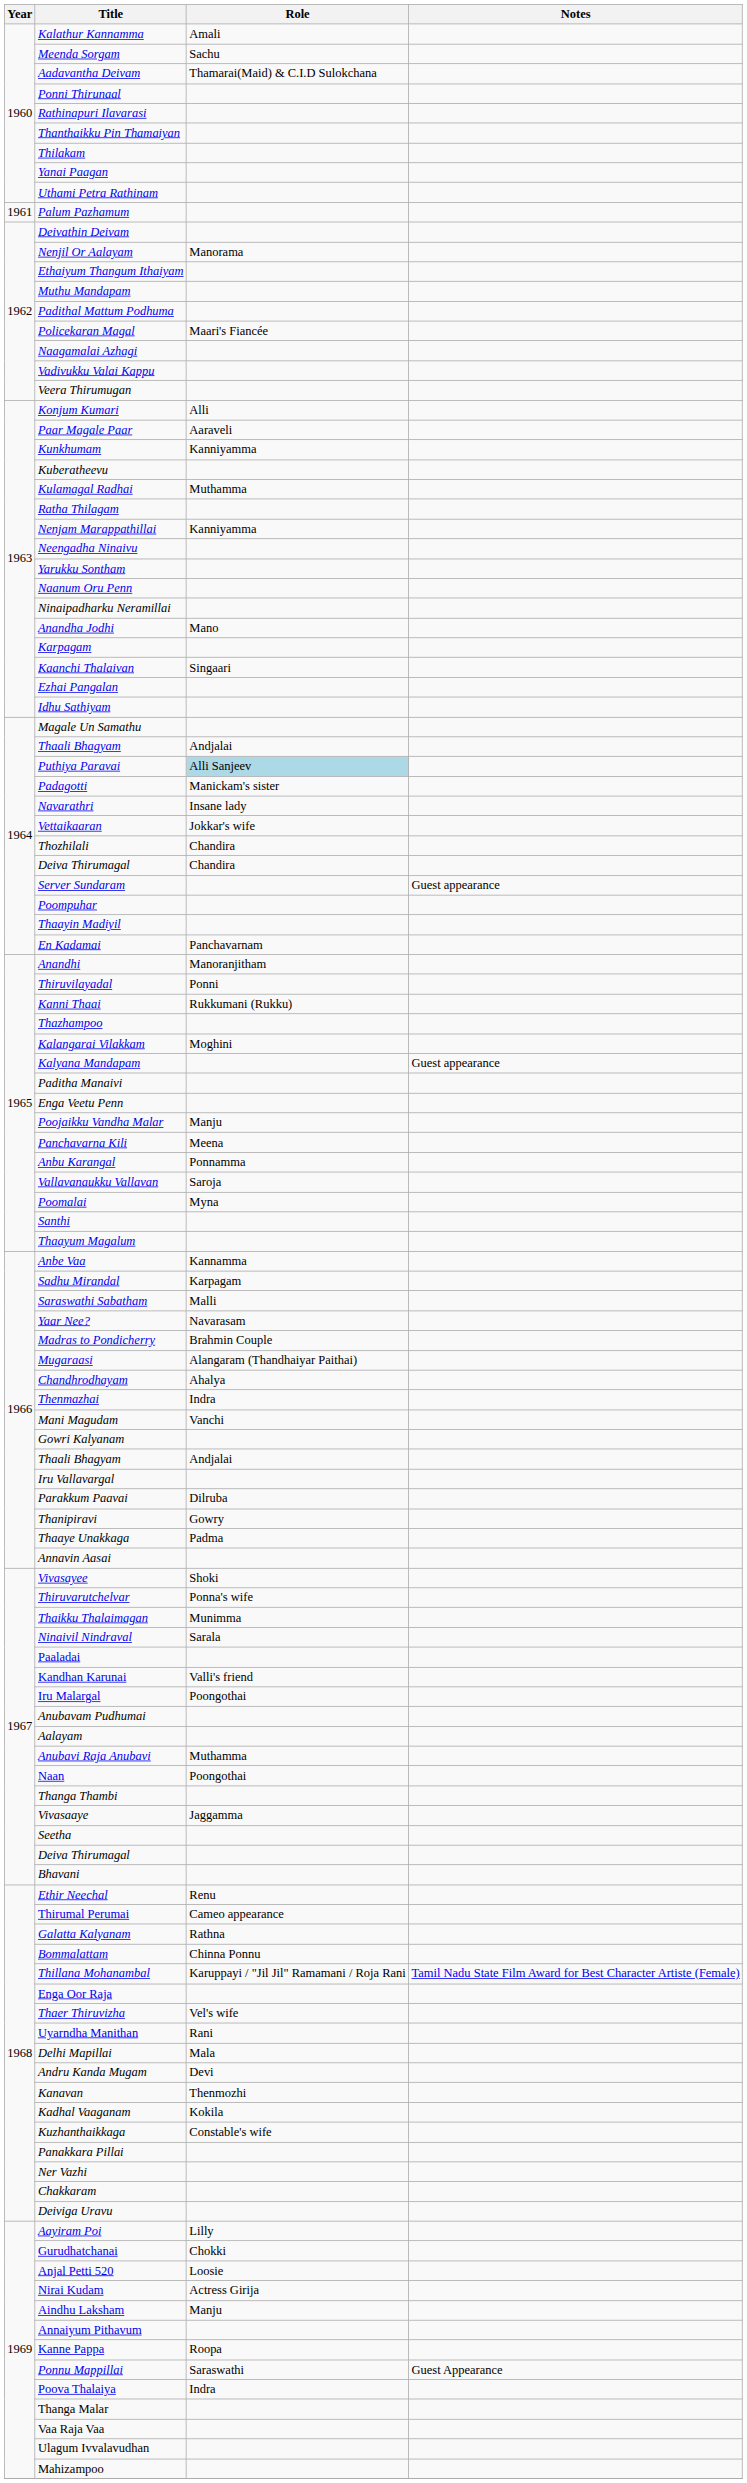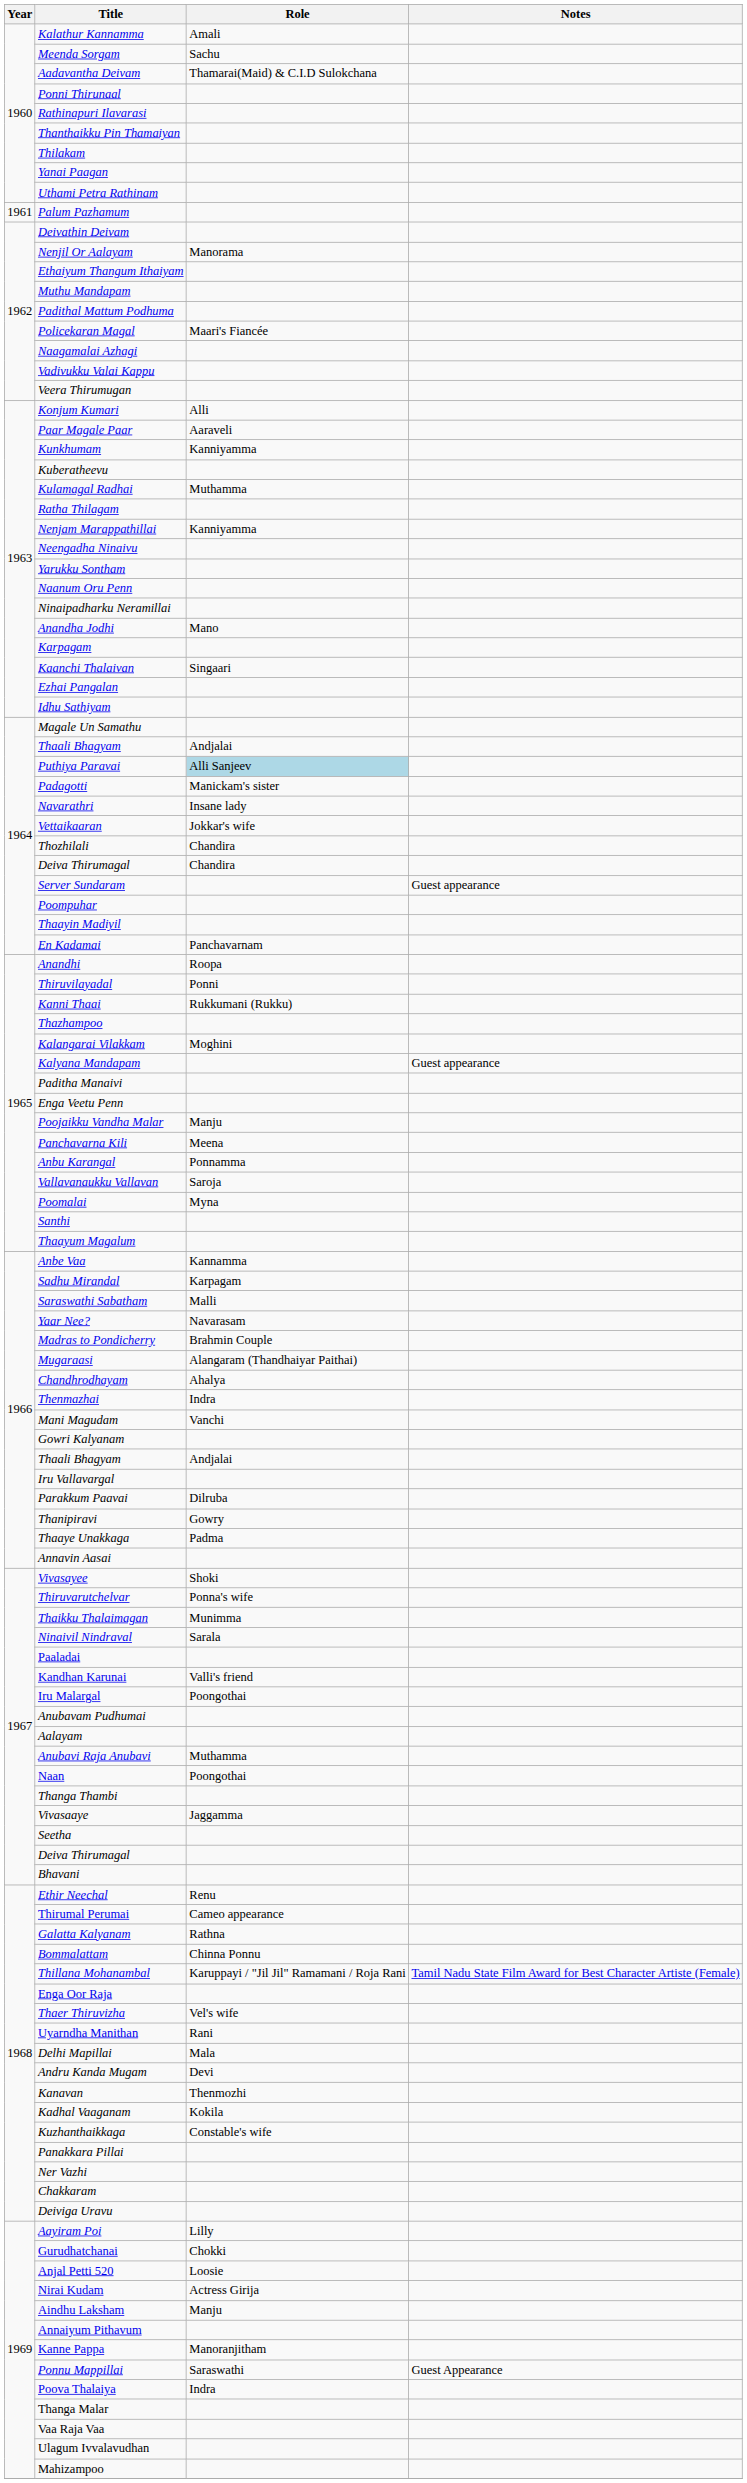(228, 964) Manoranjitham -> (206, 964) Roopa
(206, 2349) Roopa -> (228, 2349) Manoranjitham
